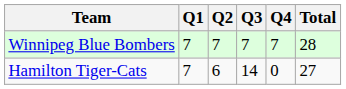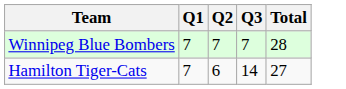- column: (281, 17)
